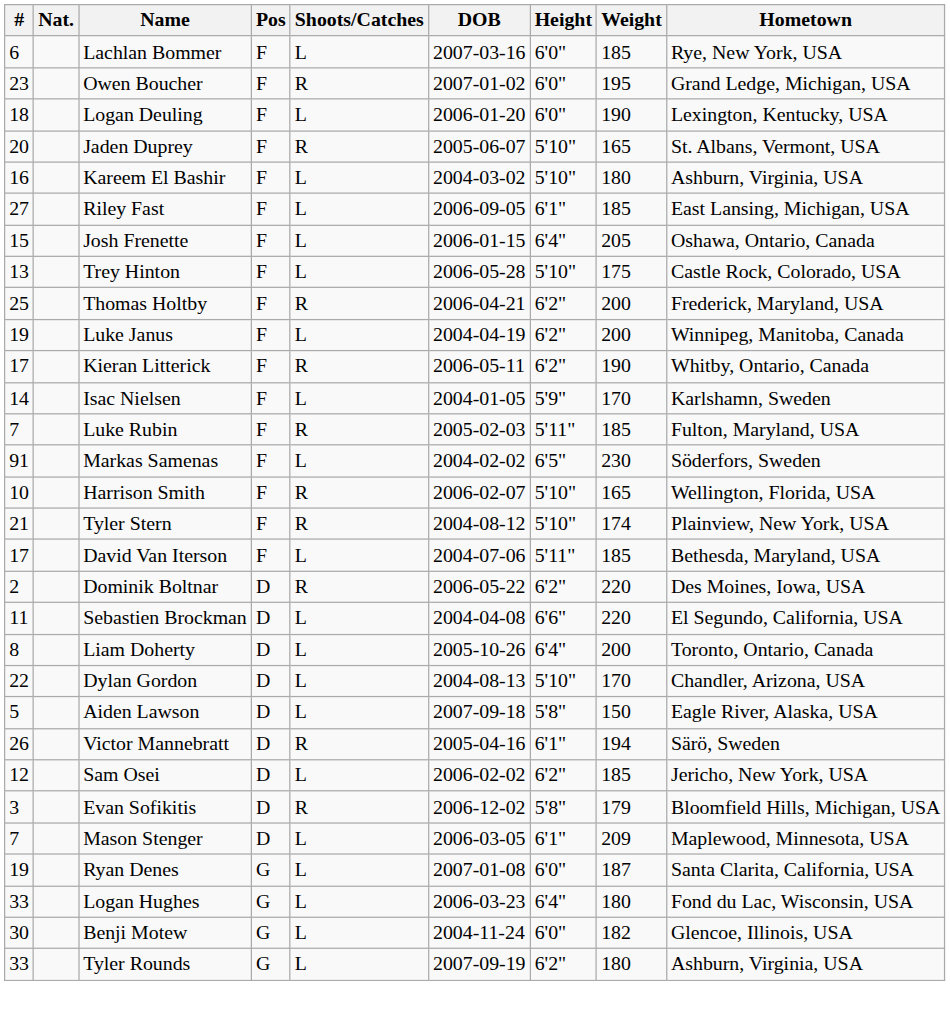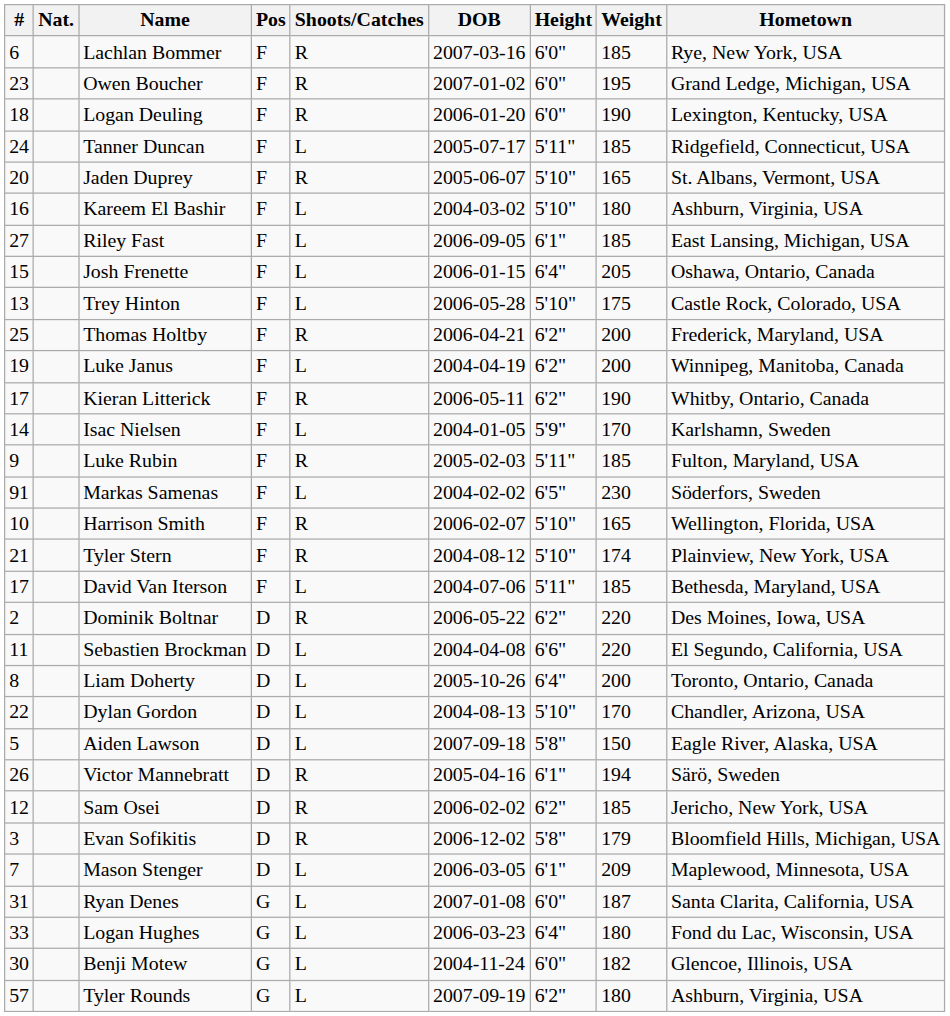(301, 51) L -> (301, 51) R
(301, 114) L -> (301, 114) R
+ row: (144, 146)
(14, 429) 7 -> (14, 460) 9
(301, 775) L -> (301, 806) R
(19, 869) 19 -> (19, 901) 31
(19, 964) 33 -> (19, 995) 57
